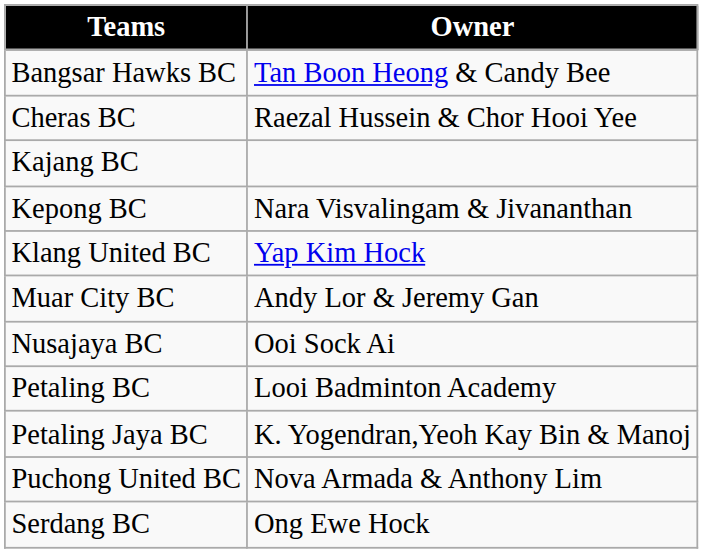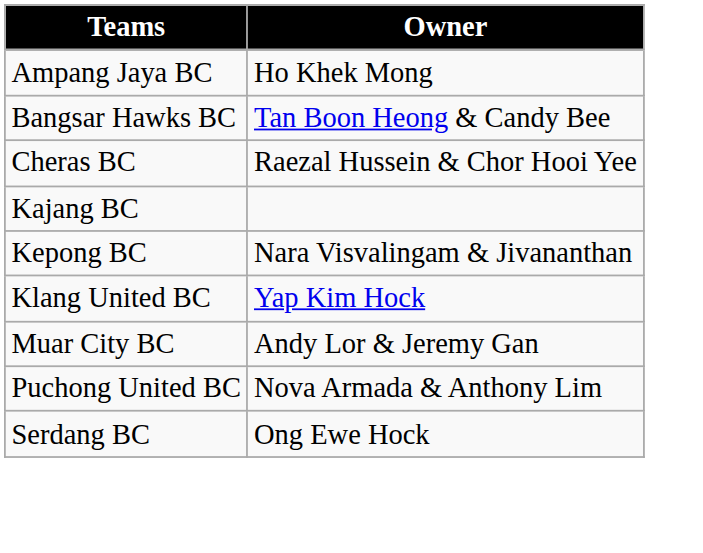+ row: (112, 72)
- row: (87, 343)
- row: (81, 388)
- row: (110, 433)
